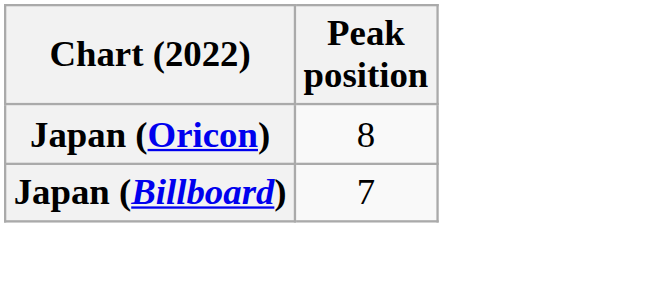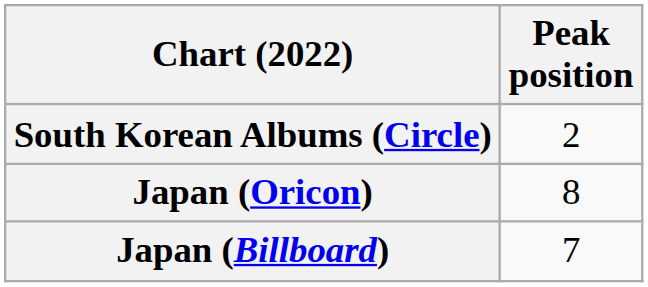+ row: (253, 133)
